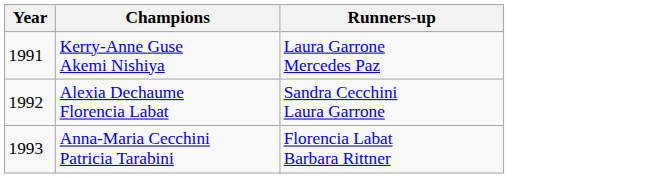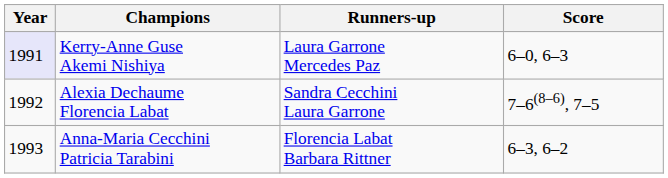+ column: (583, 18)
(26, 55) no background -> (26, 55) lavender background
